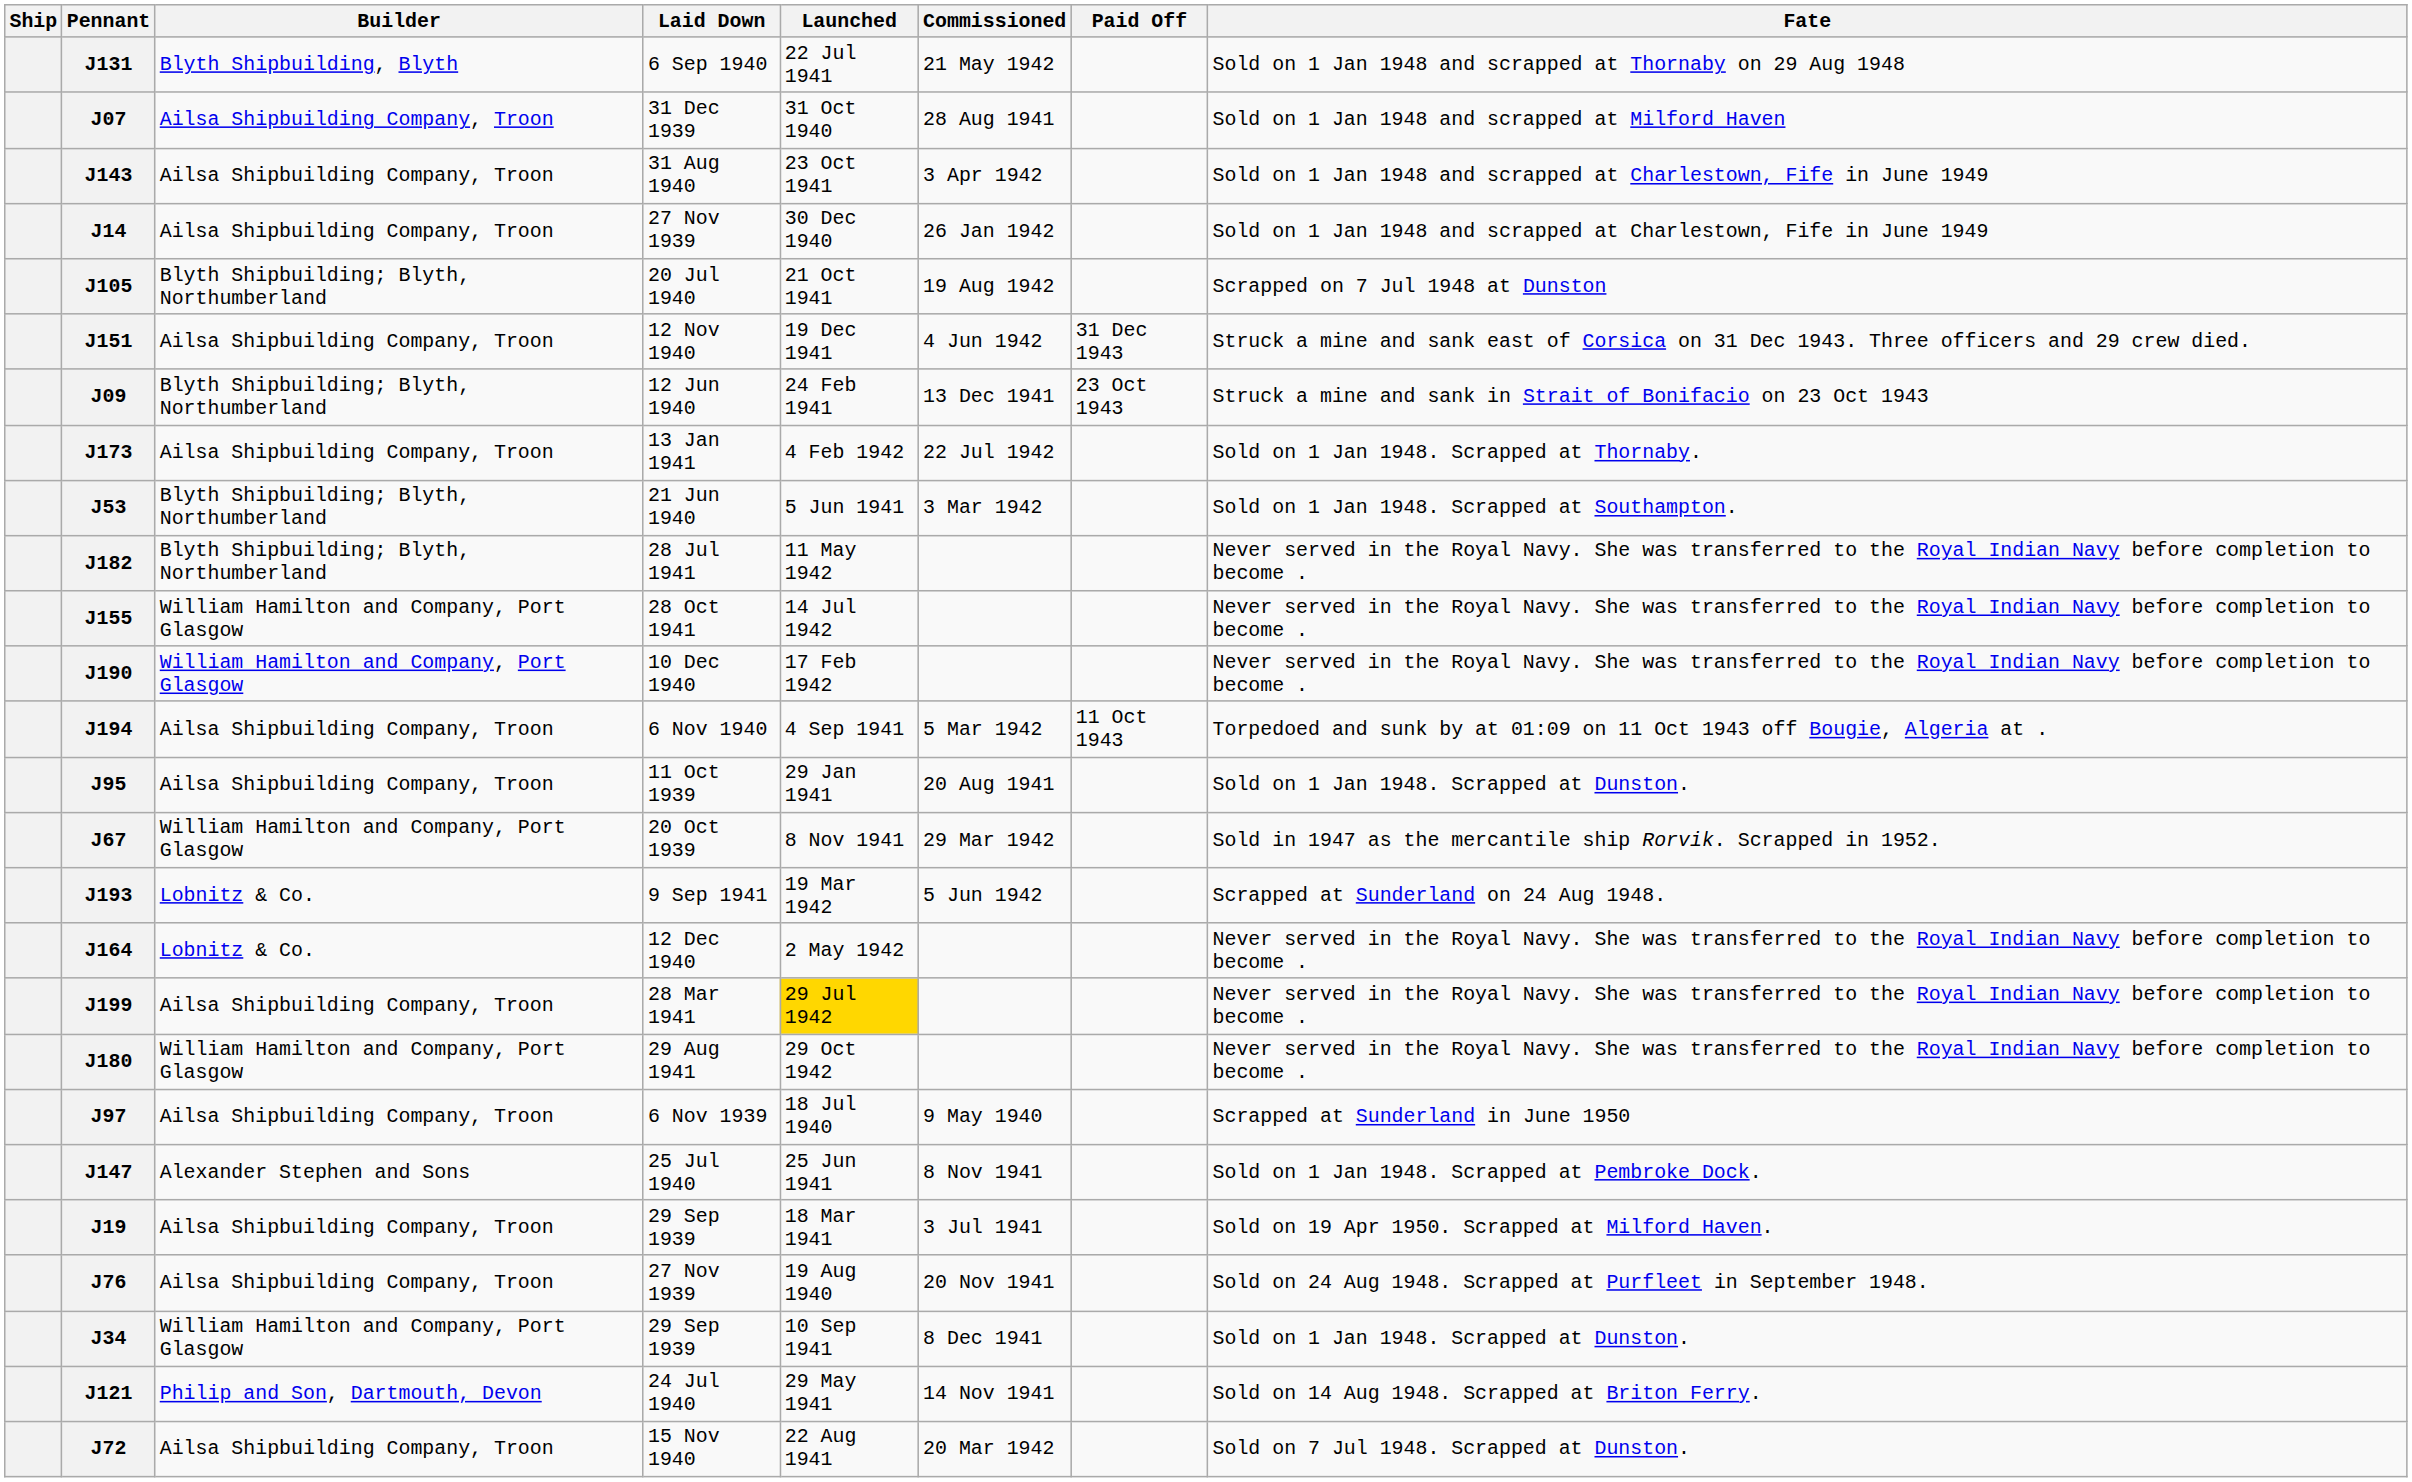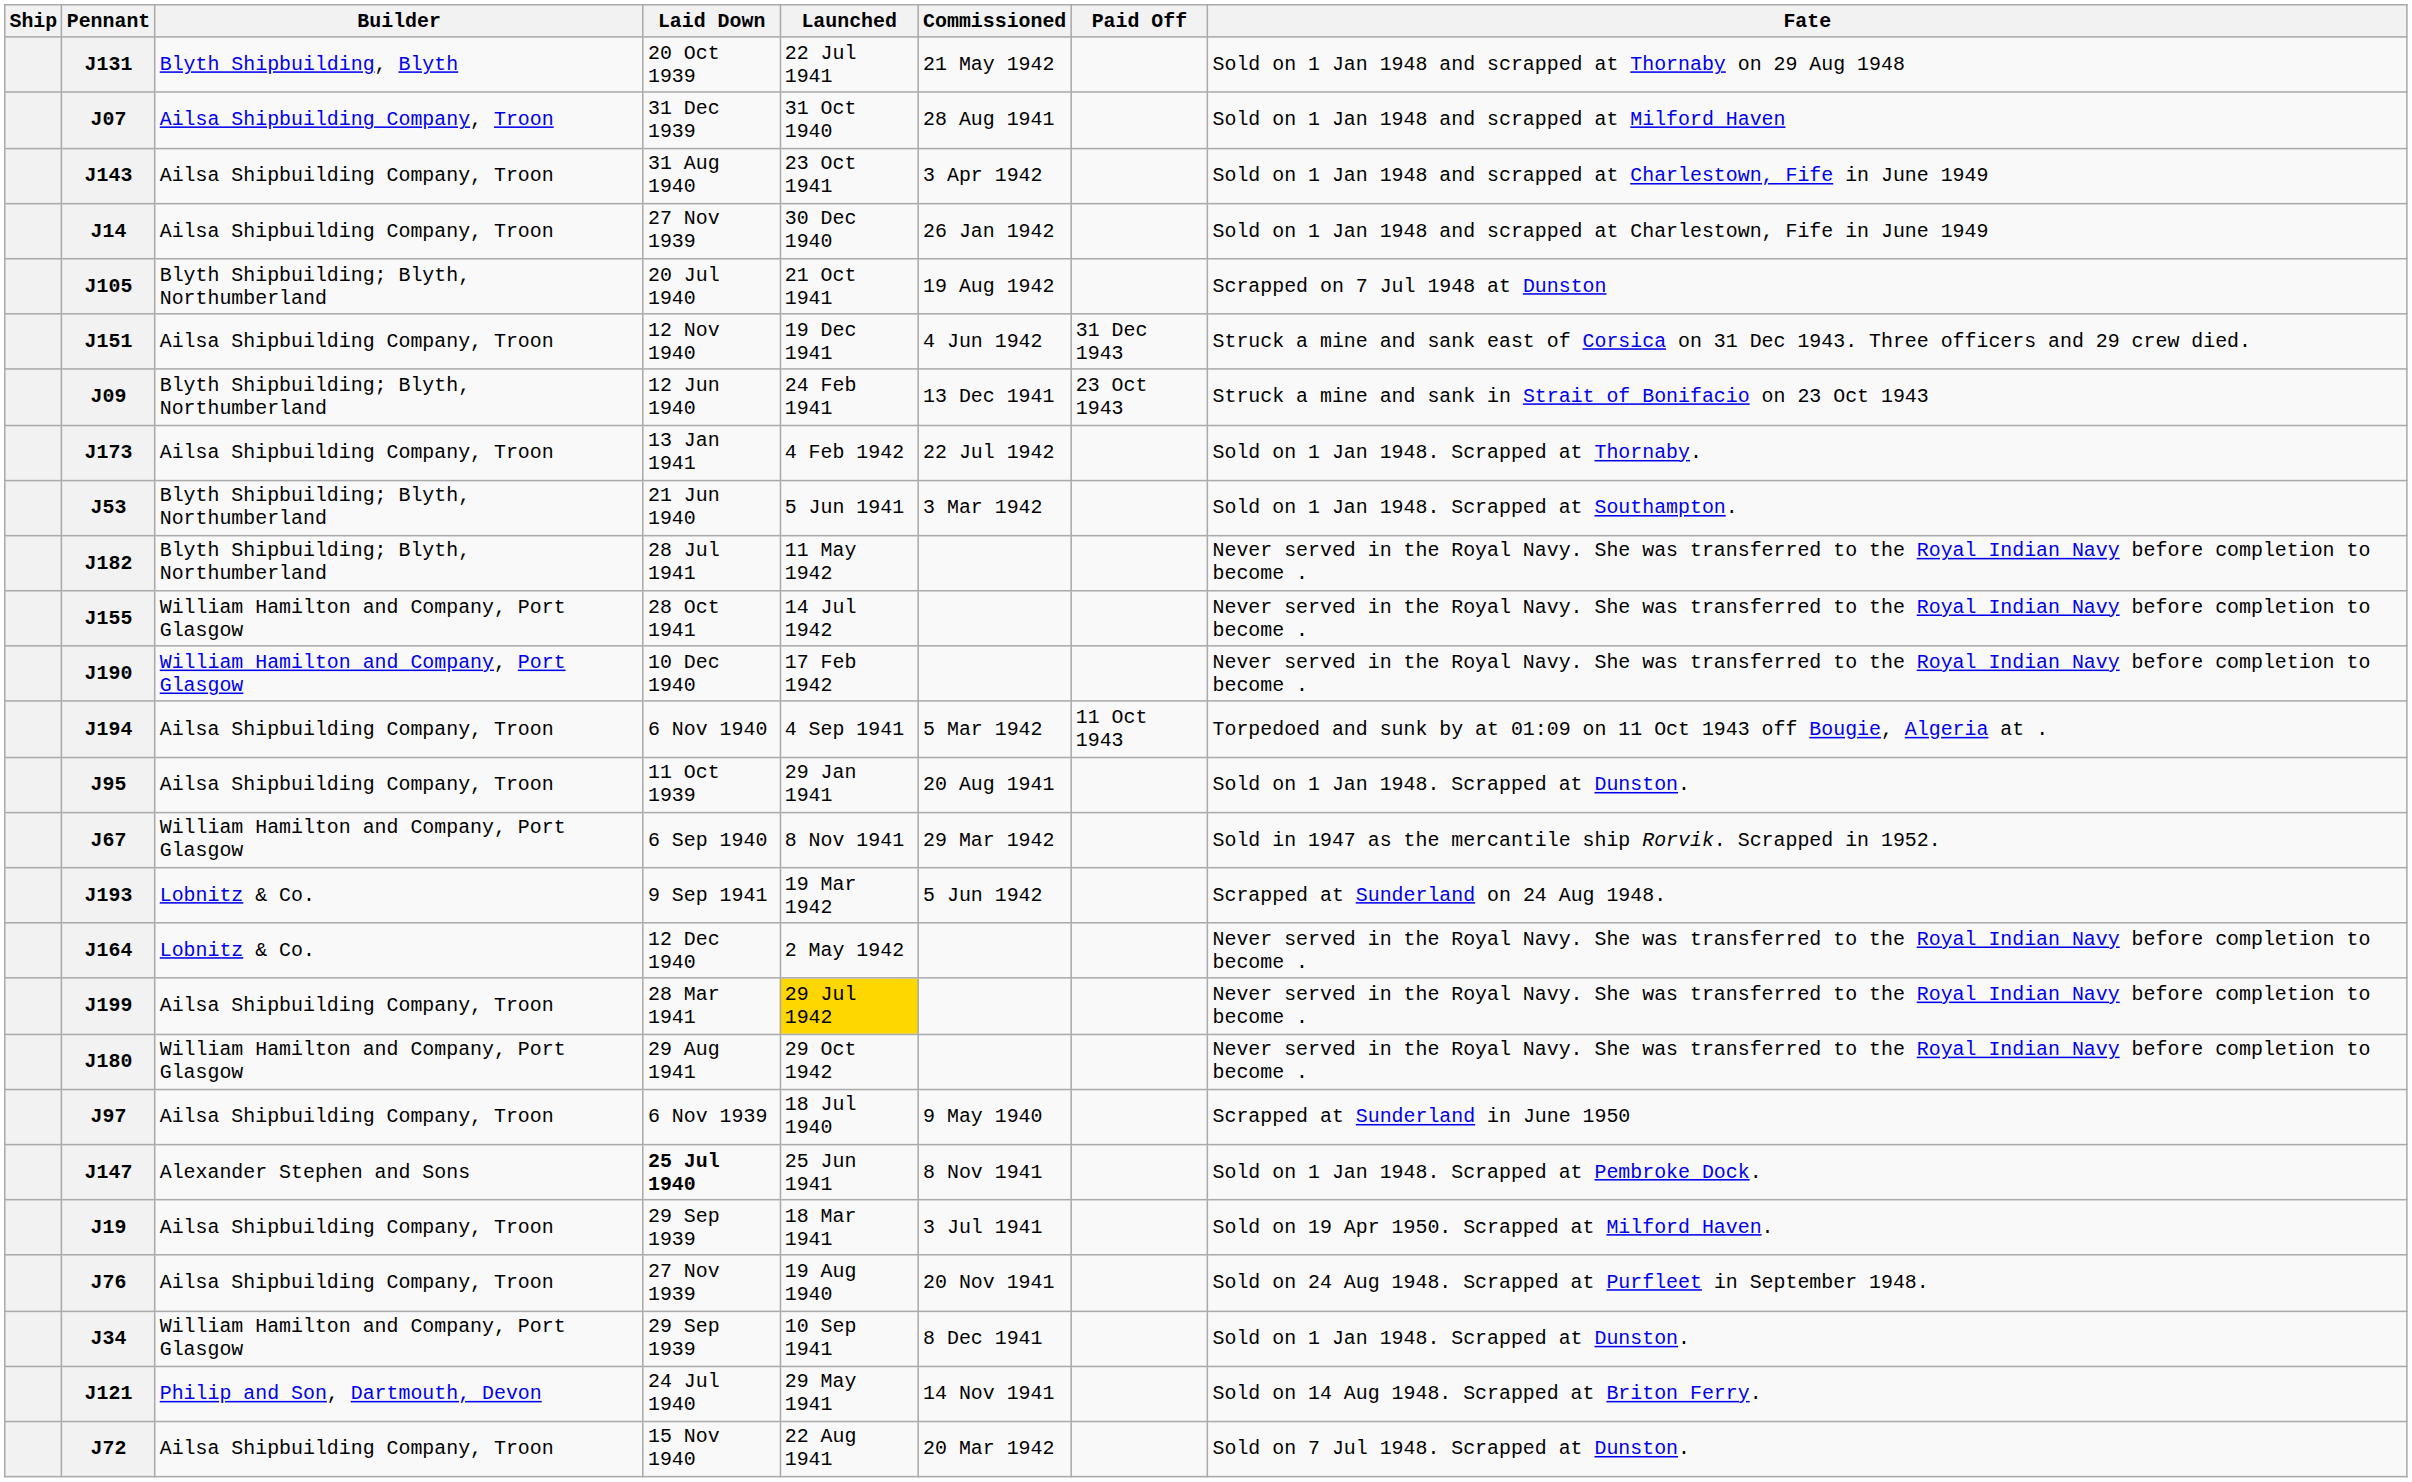(708, 65) 6 Sep 1940 -> (684, 65) 20 Oct 1939
(684, 840) 20 Oct 1939 -> (708, 840) 6 Sep 1940
(684, 1172) normal -> (684, 1172) bold
